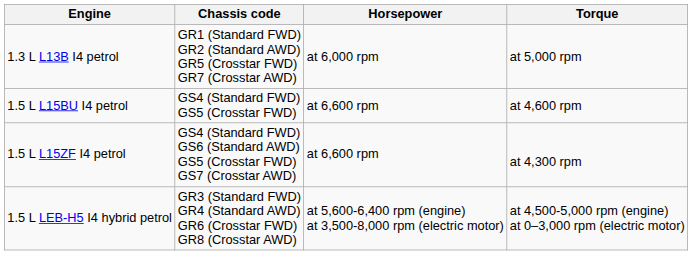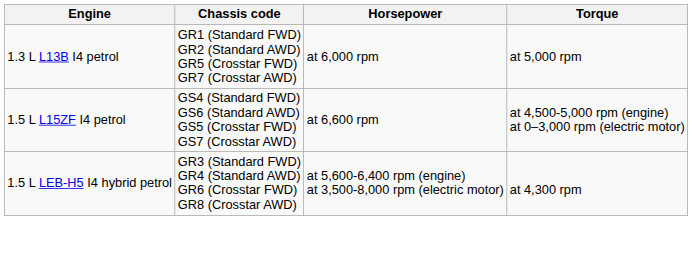- row: (68, 105)
(546, 161) at 4,300 rpm -> (597, 120) at 4,500-5,000 rpm (engine) at 0–3,000 rpm (electric motor)
(597, 218) at 4,500-5,000 rpm (engine) at 0–3,000 rpm (electric motor) -> (546, 190) at 4,300 rpm
